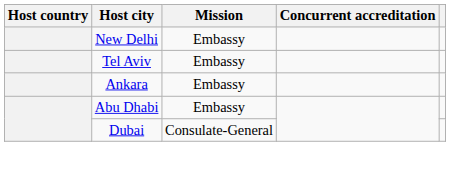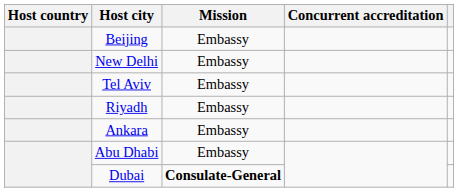+ row: (127, 38)
+ row: (127, 107)
(219, 130) normal -> (223, 175) bold
